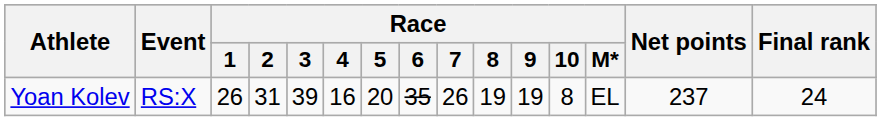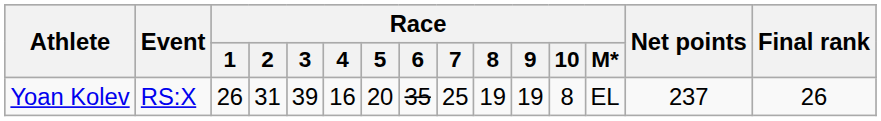(455, 97) 26 -> (455, 97) 25
(814, 97) 24 -> (814, 97) 26
